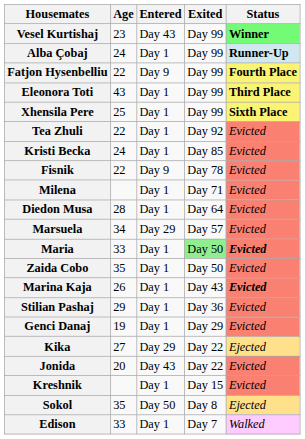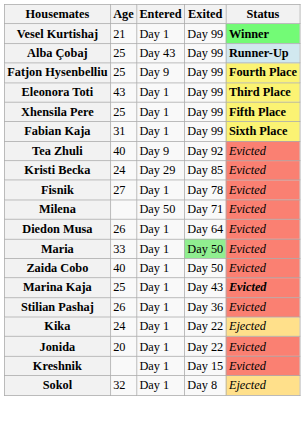(119, 33) 23 -> (119, 33) 21
(157, 33) Day 43 -> (154, 33) Day 1
(119, 53) 24 -> (119, 53) 25
(154, 53) Day 1 -> (157, 53) Day 43
(119, 72) 22 -> (119, 72) 25
(258, 111) Sixth Place -> (257, 111) Fifth Place
+ row: (57, 131)
(119, 131) 22 -> (119, 151) 40
(154, 131) Day 1 -> (154, 151) Day 9
(154, 151) Day 1 -> (157, 170) Day 29
(119, 170) 22 -> (119, 190) 27
(154, 170) Day 9 -> (154, 190) Day 1
(154, 190) Day 1 -> (157, 209) Day 50
(119, 209) 28 -> (119, 229) 26
- row: (57, 229)
(248, 248) bold -> (247, 248) normal
(119, 268) 35 -> (119, 268) 40
(119, 287) 26 -> (119, 287) 25
(119, 307) 29 -> (119, 307) 26
- row: (57, 326)
(119, 346) 27 -> (119, 326) 24
(157, 346) Day 29 -> (154, 326) Day 1
(157, 365) Day 43 -> (154, 346) Day 1
(119, 405) 35 -> (119, 385) 32
(157, 405) Day 50 -> (154, 385) Day 1
- row: (57, 424)
